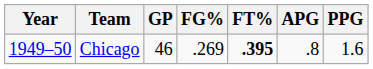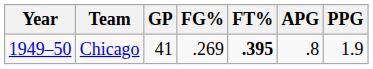(164, 49) 46 -> (164, 49) 41
(352, 49) 1.6 -> (352, 49) 1.9
